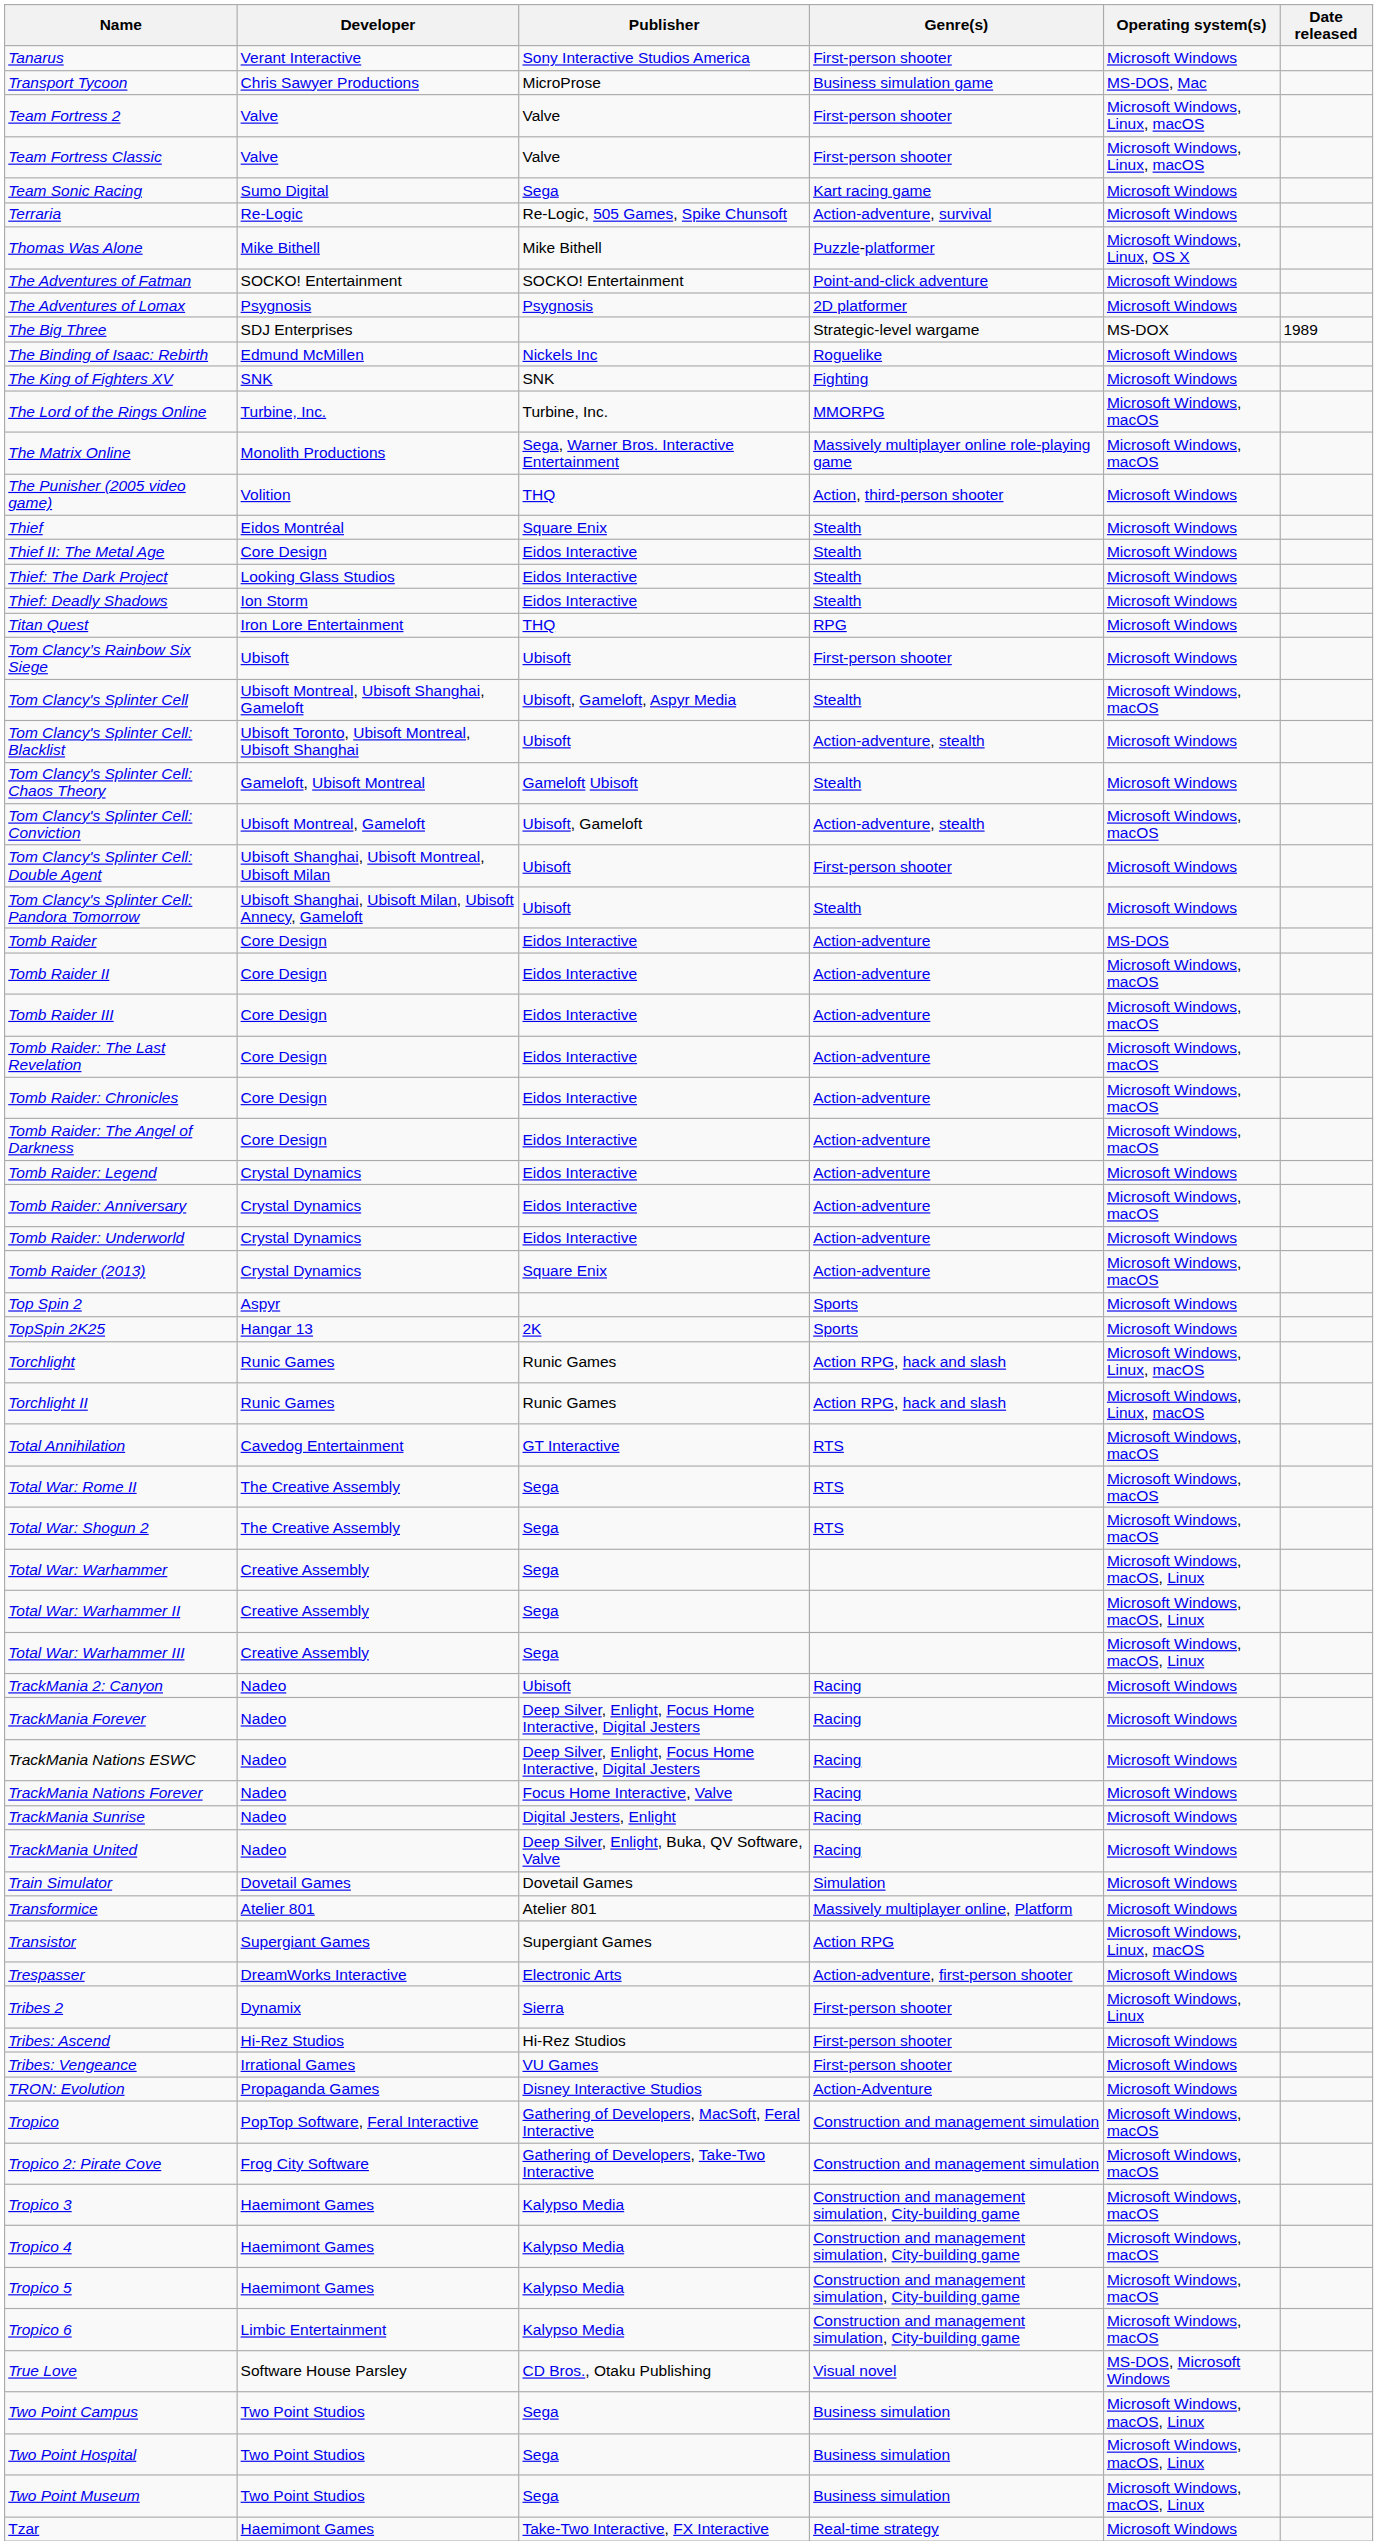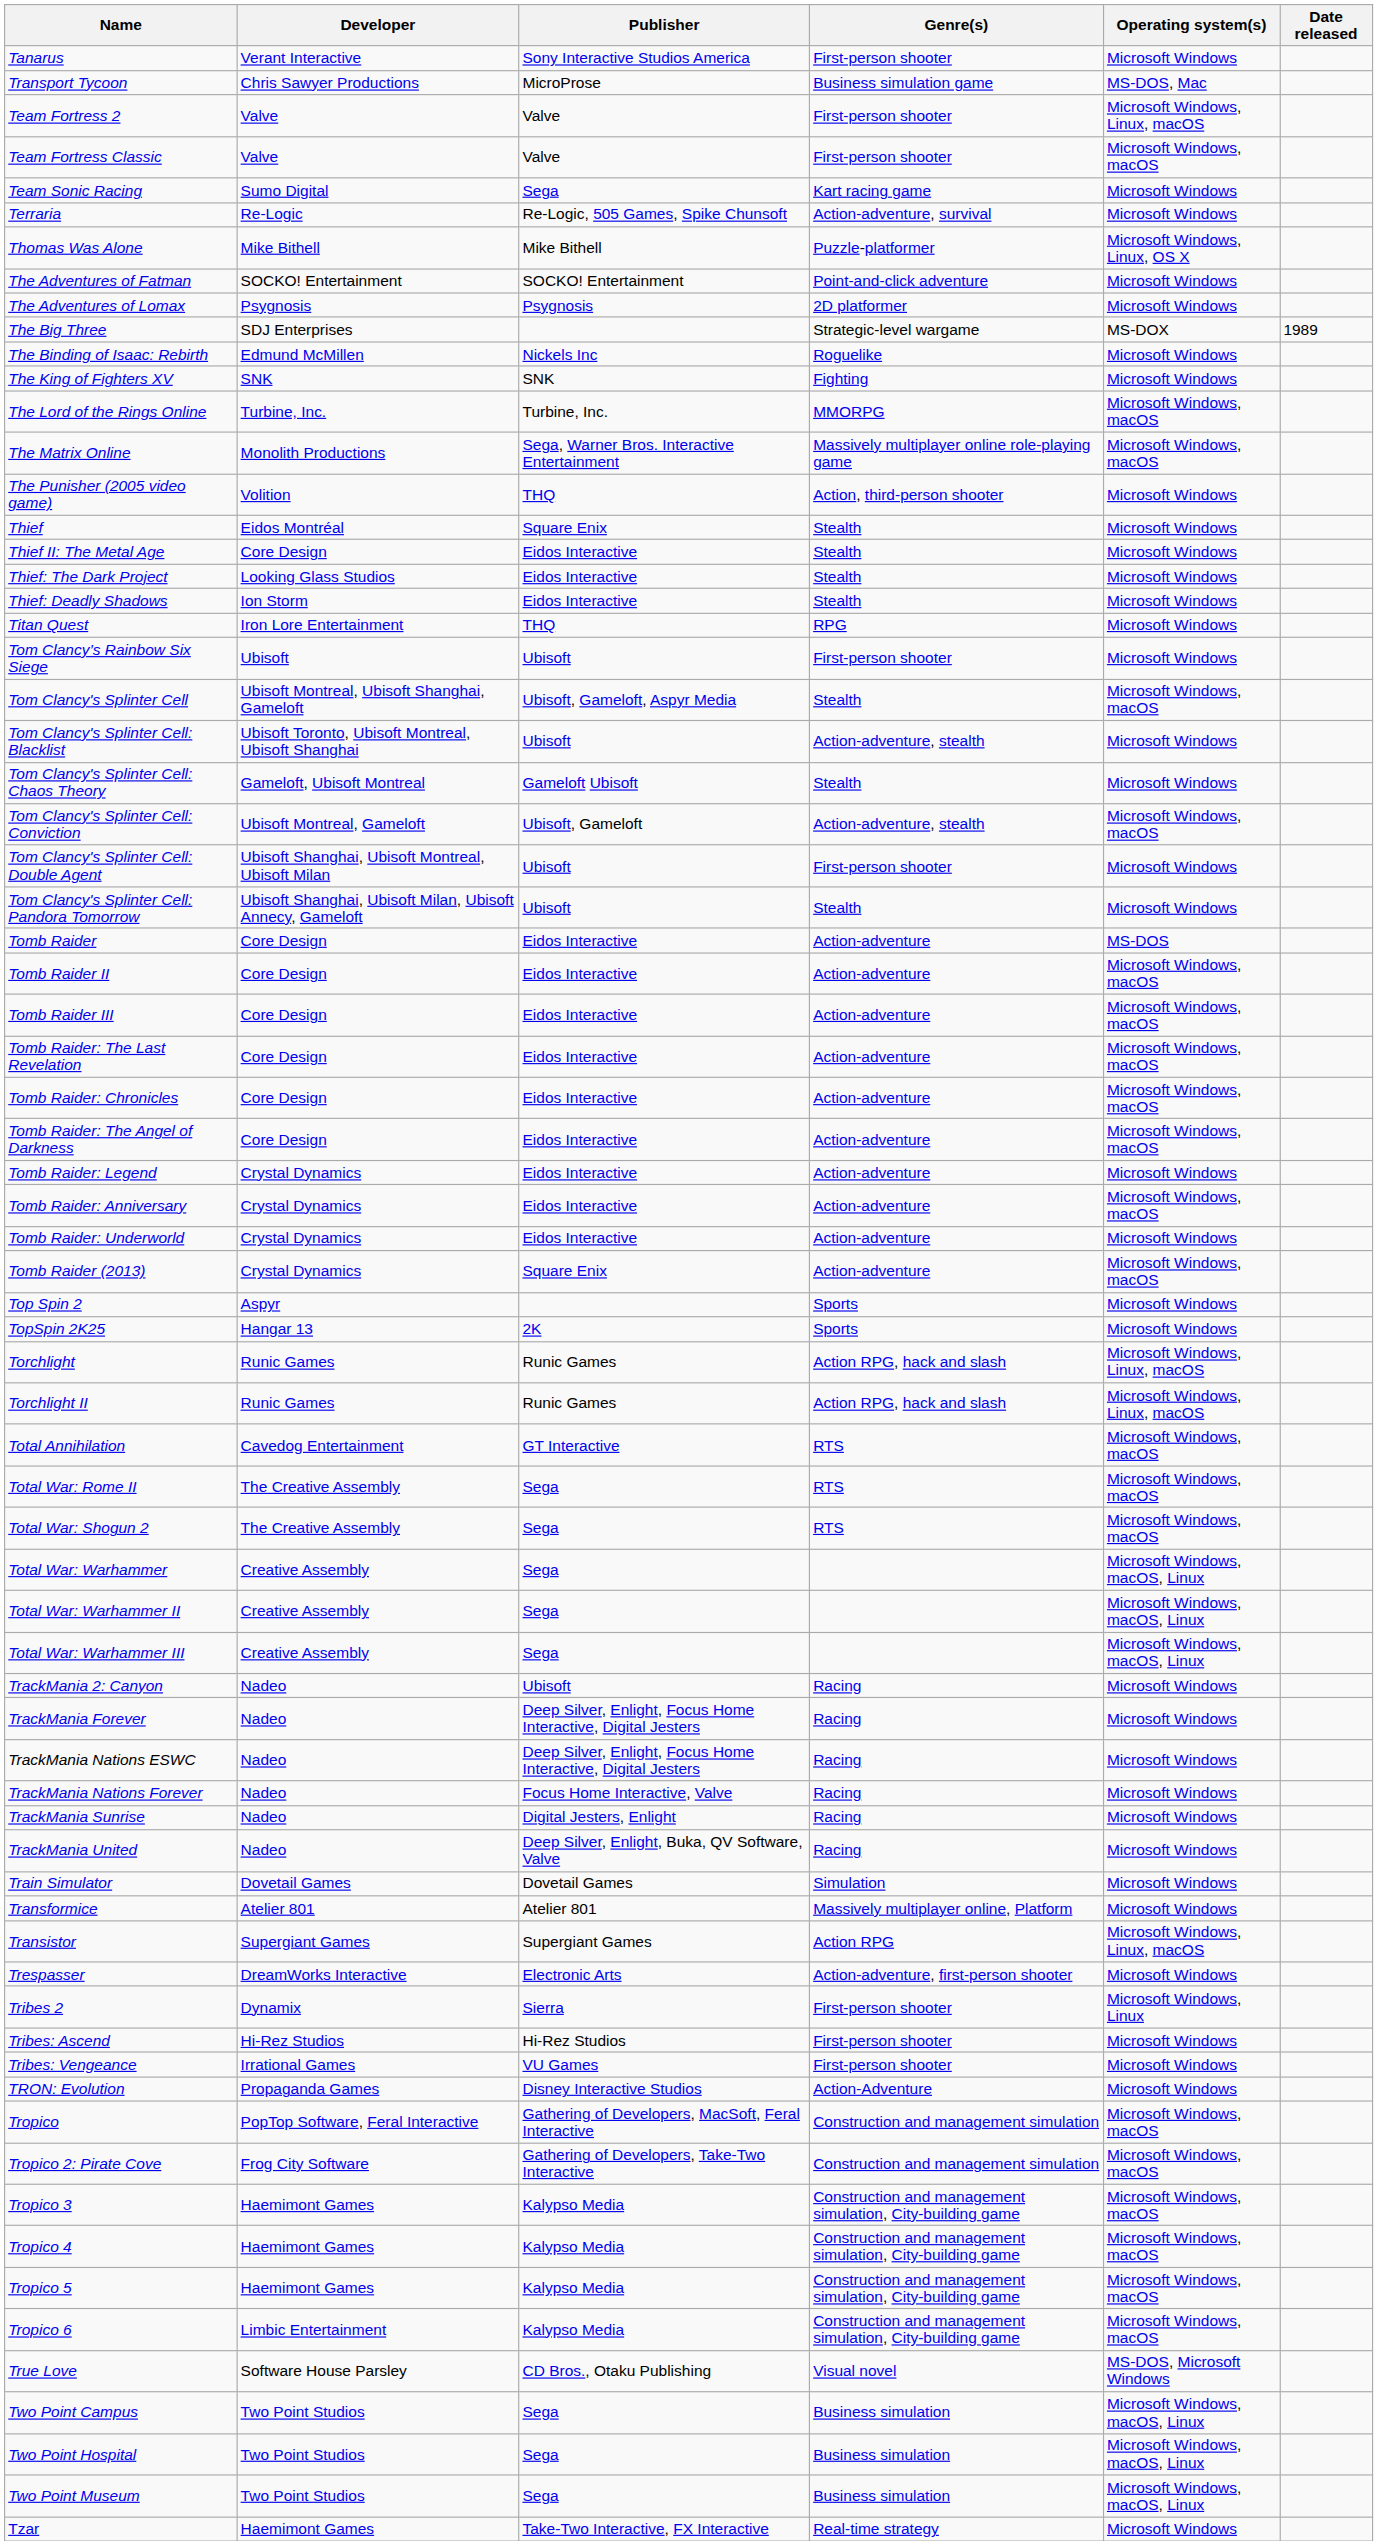(1174, 157) Microsoft Windows, Linux, macOS -> (1174, 157) Microsoft Windows, macOS
